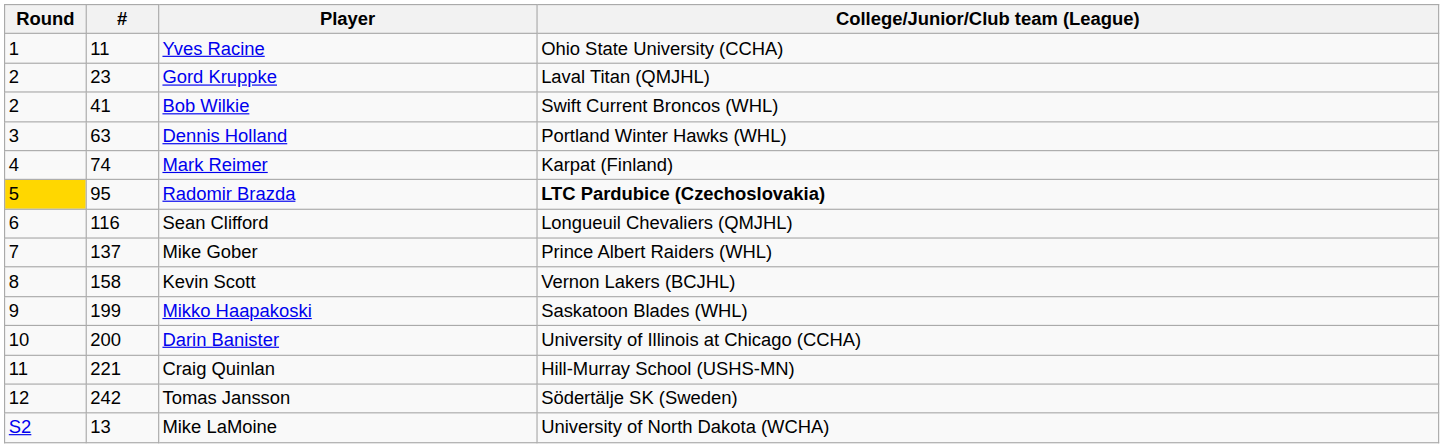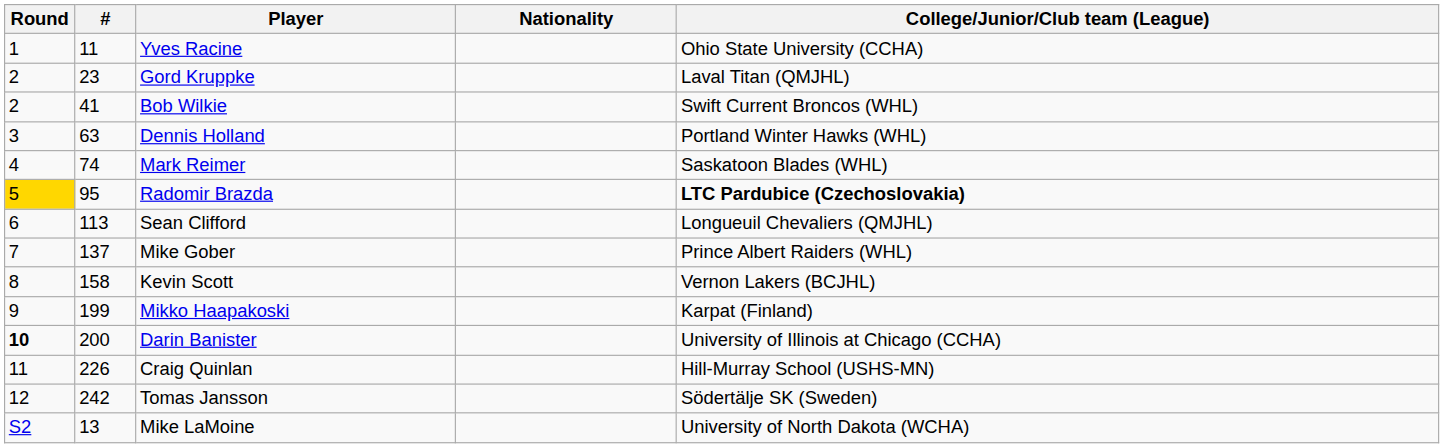+ column: (566, 19)
(607, 164) Karpat (Finland) -> (784, 164) Saskatoon Blades (WHL)
(105, 223) 116 -> (94, 223) 113
(644, 310) Saskatoon Blades (WHL) -> (747, 310) Karpat (Finland)
(19, 340) normal -> (19, 340) bold
(106, 369) 221 -> (94, 369) 226
